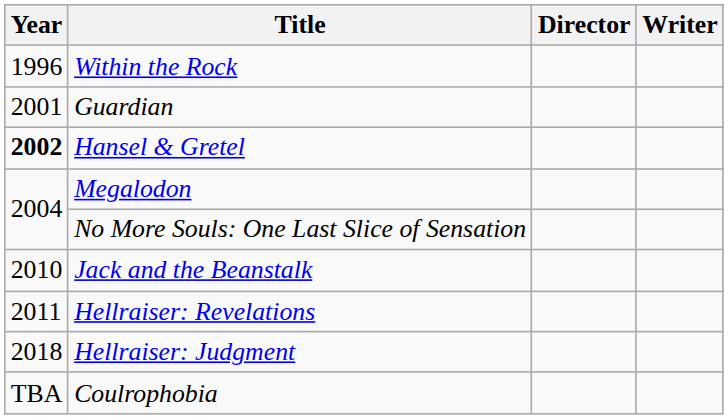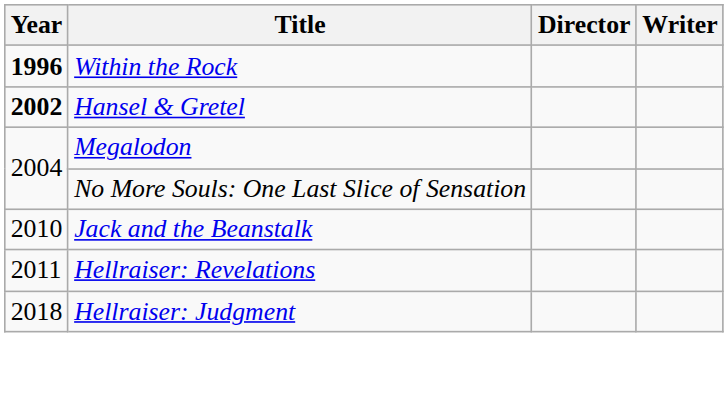(37, 65) normal -> (37, 65) bold
- row: (124, 106)
- row: (146, 392)
